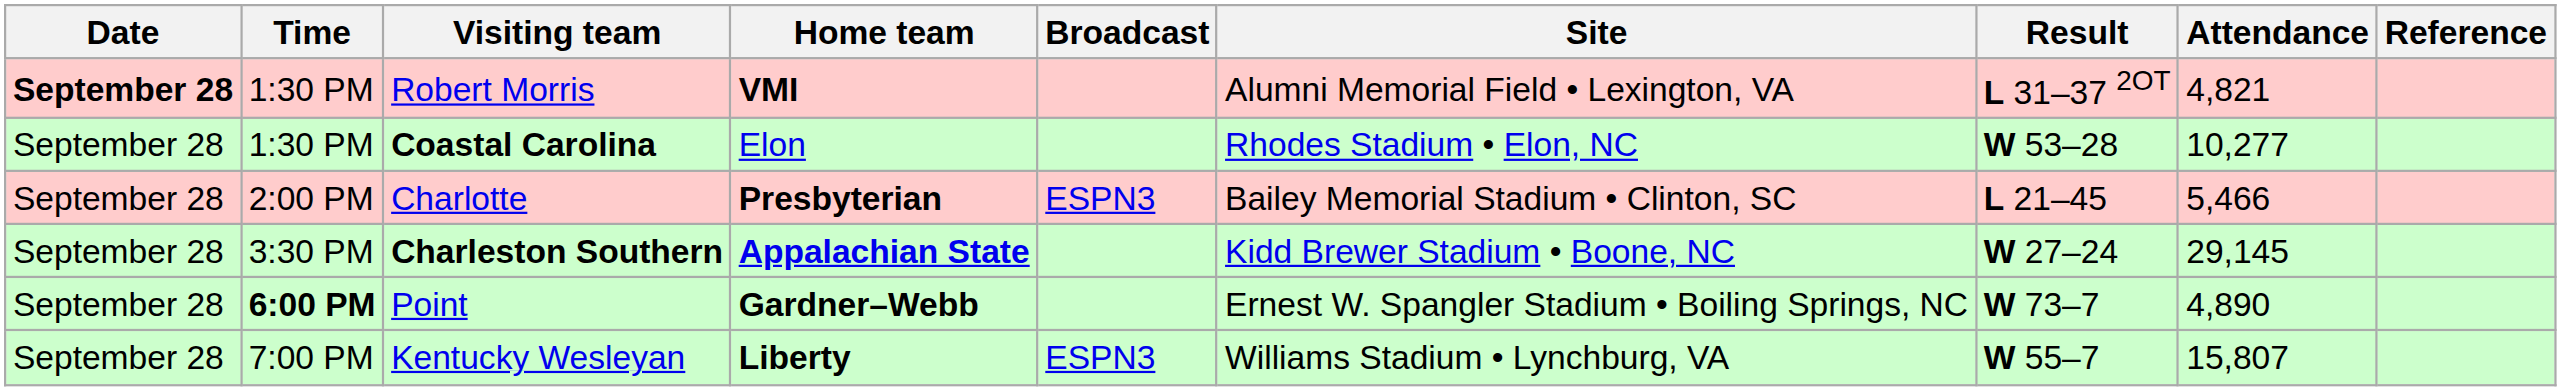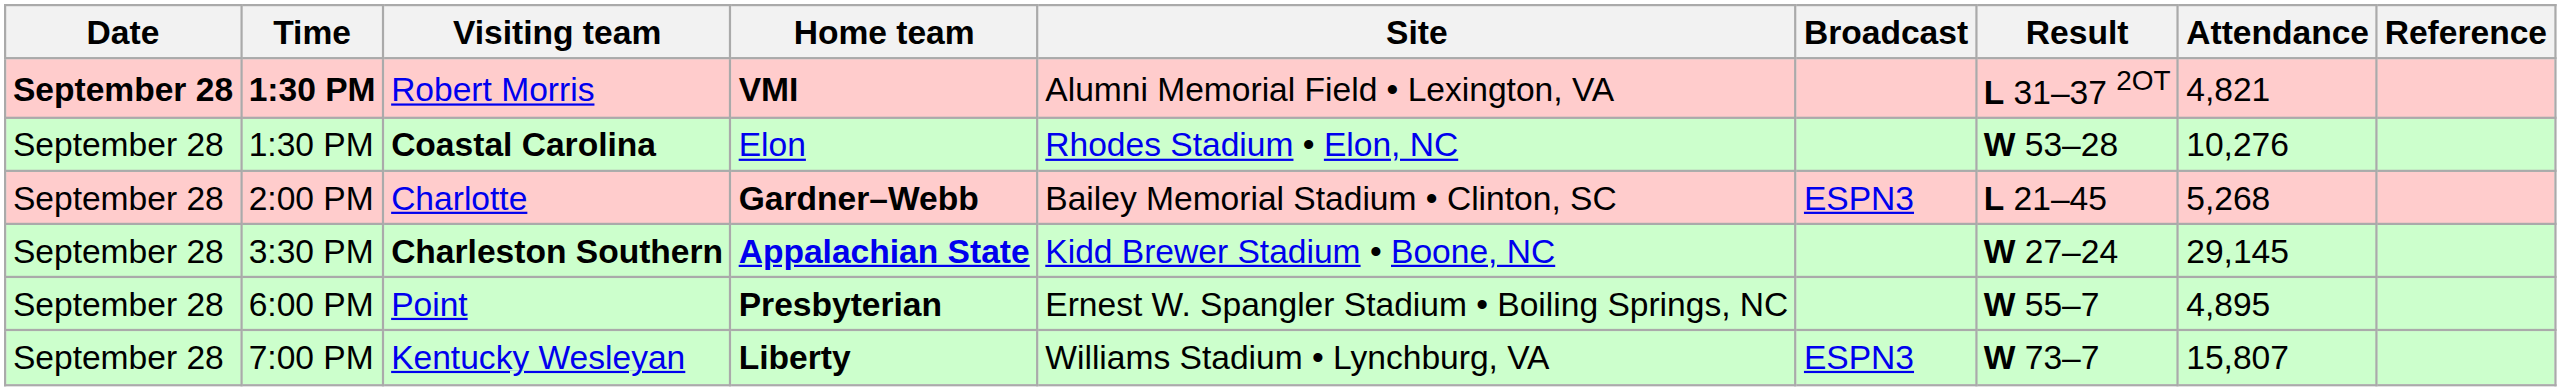columns swapped: (1597, 32) <-> (1127, 32)
(311, 88) normal -> (312, 88) bold
(2238, 145) 10,277 -> (2238, 145) 10,276
(840, 198) Presbyterian -> (859, 198) Gardner–Webb
(2228, 198) 5,466 -> (2228, 198) 5,268
(312, 305) bold -> (311, 305) normal
(859, 305) Gardner–Webb -> (840, 305) Presbyterian
(2042, 305) W 73–7 -> (2042, 305) W 55–7
(2228, 305) 4,890 -> (2228, 305) 4,895
(2042, 358) W 55–7 -> (2042, 358) W 73–7
